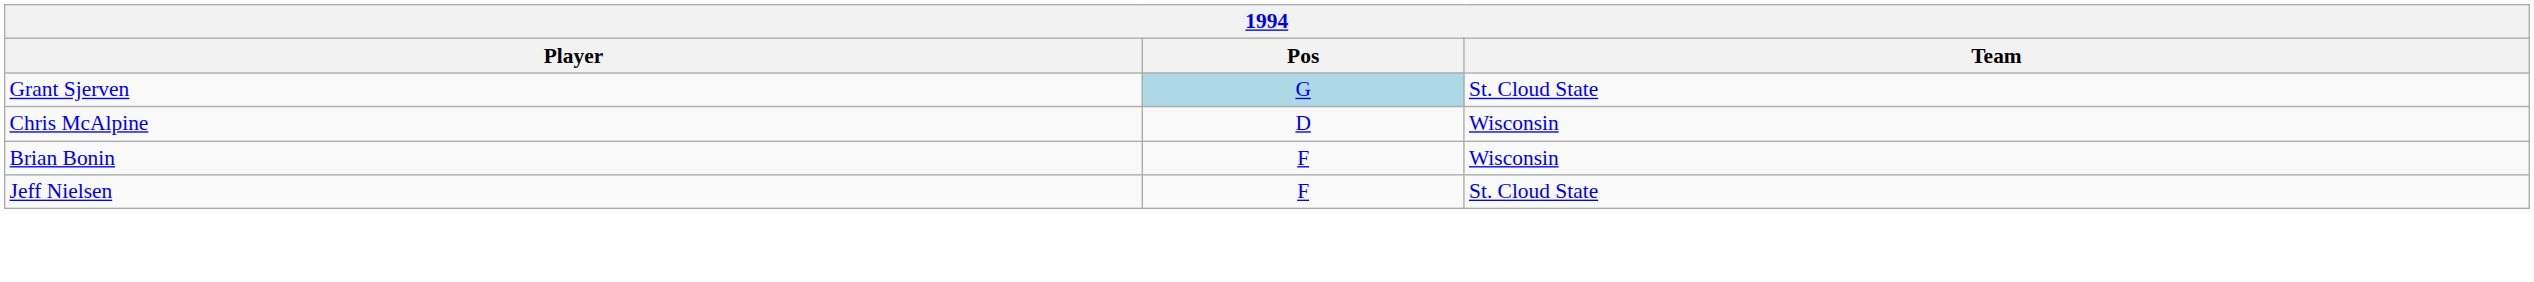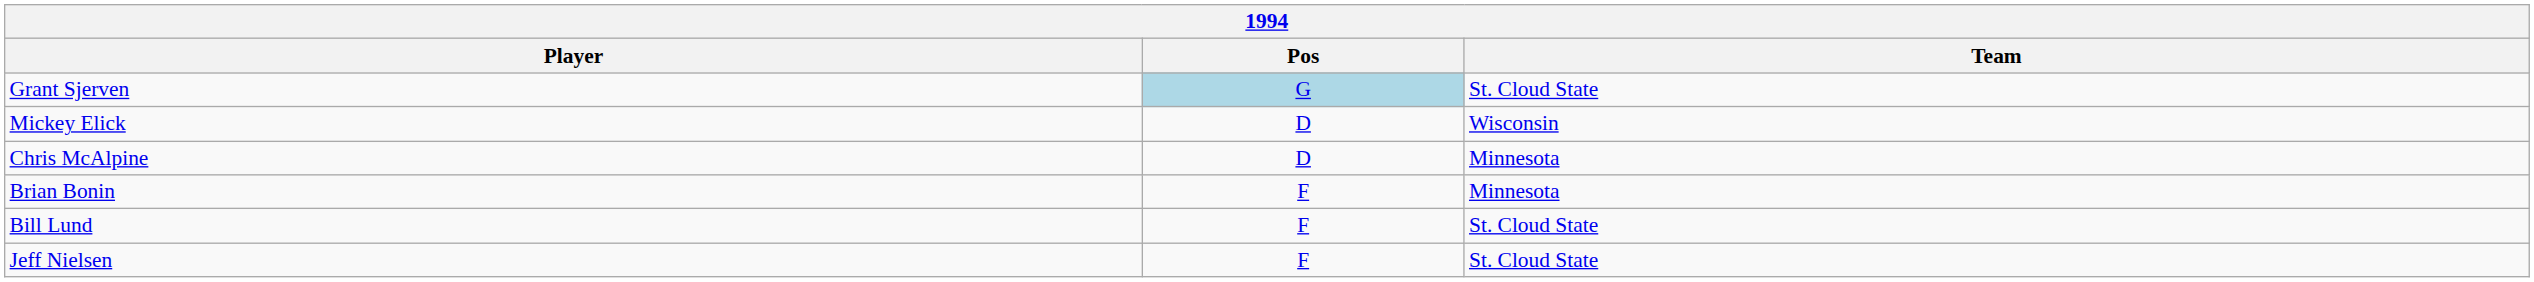+ row: (68, 123)
(1514, 123) Wisconsin -> (1514, 157) Minnesota
(1514, 157) Wisconsin -> (1514, 191) Minnesota
+ row: (51, 225)
